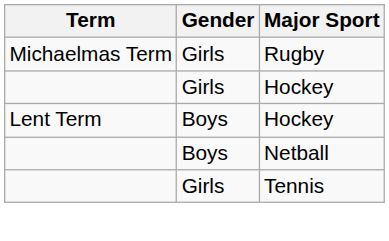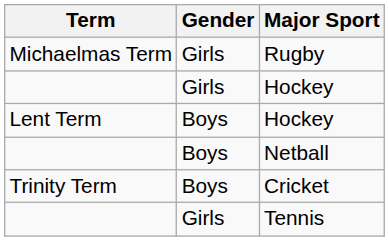+ row: (63, 185)
